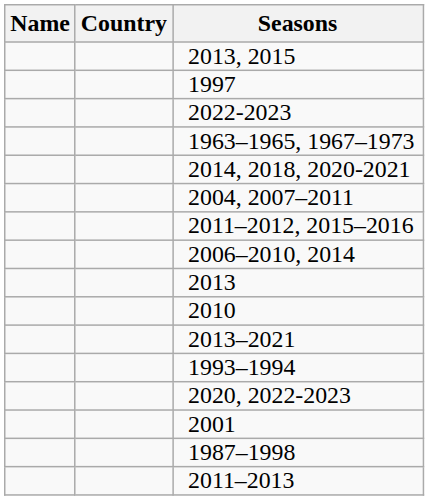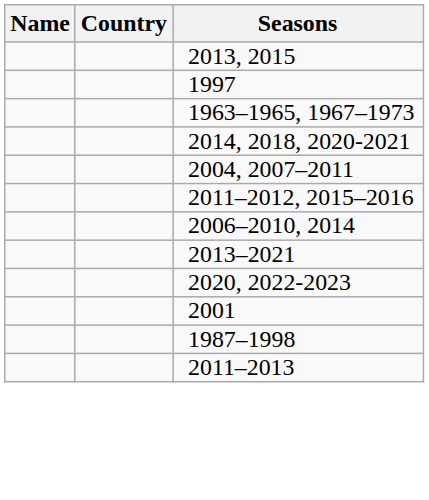- row: (240, 113)
- row: (212, 282)
- row: (212, 311)
- row: (242, 367)
